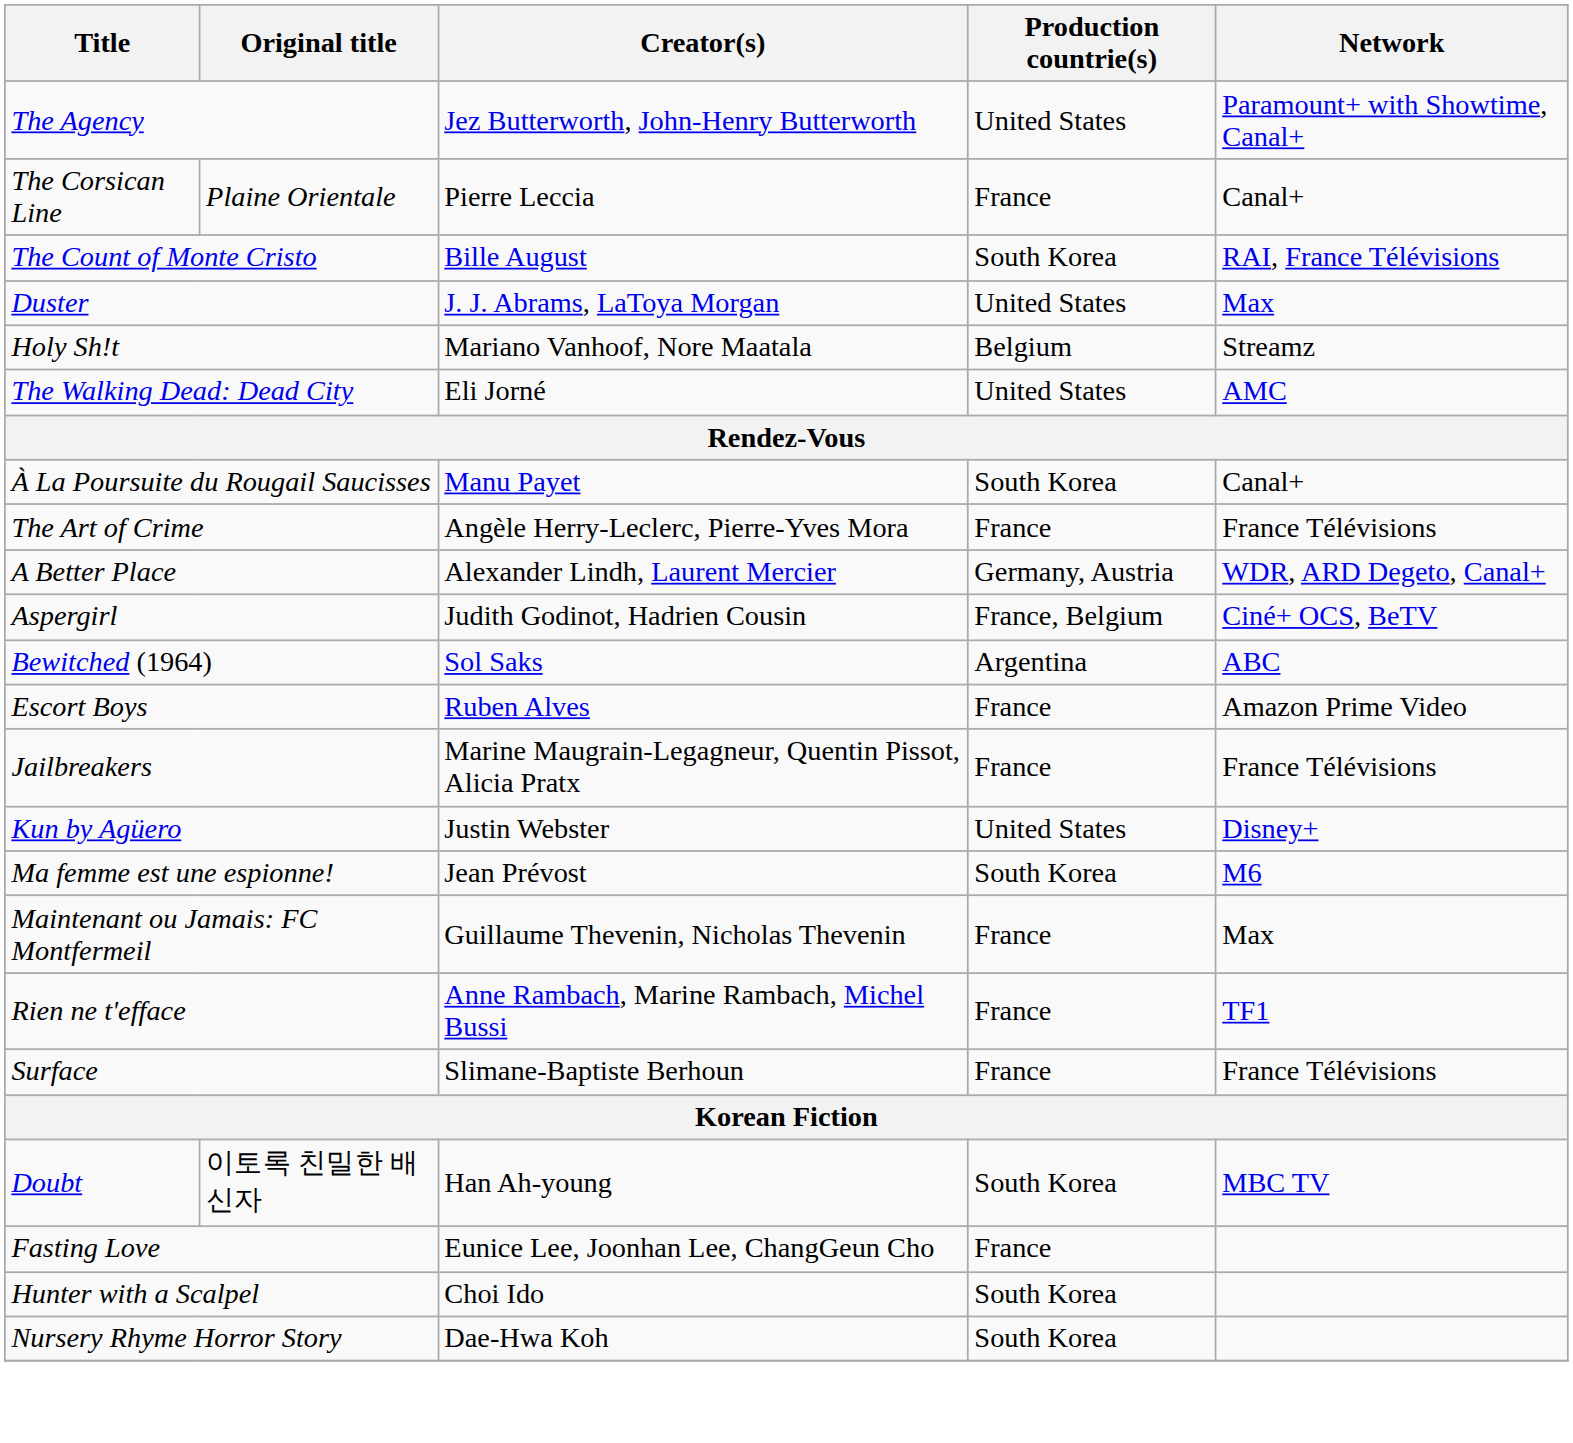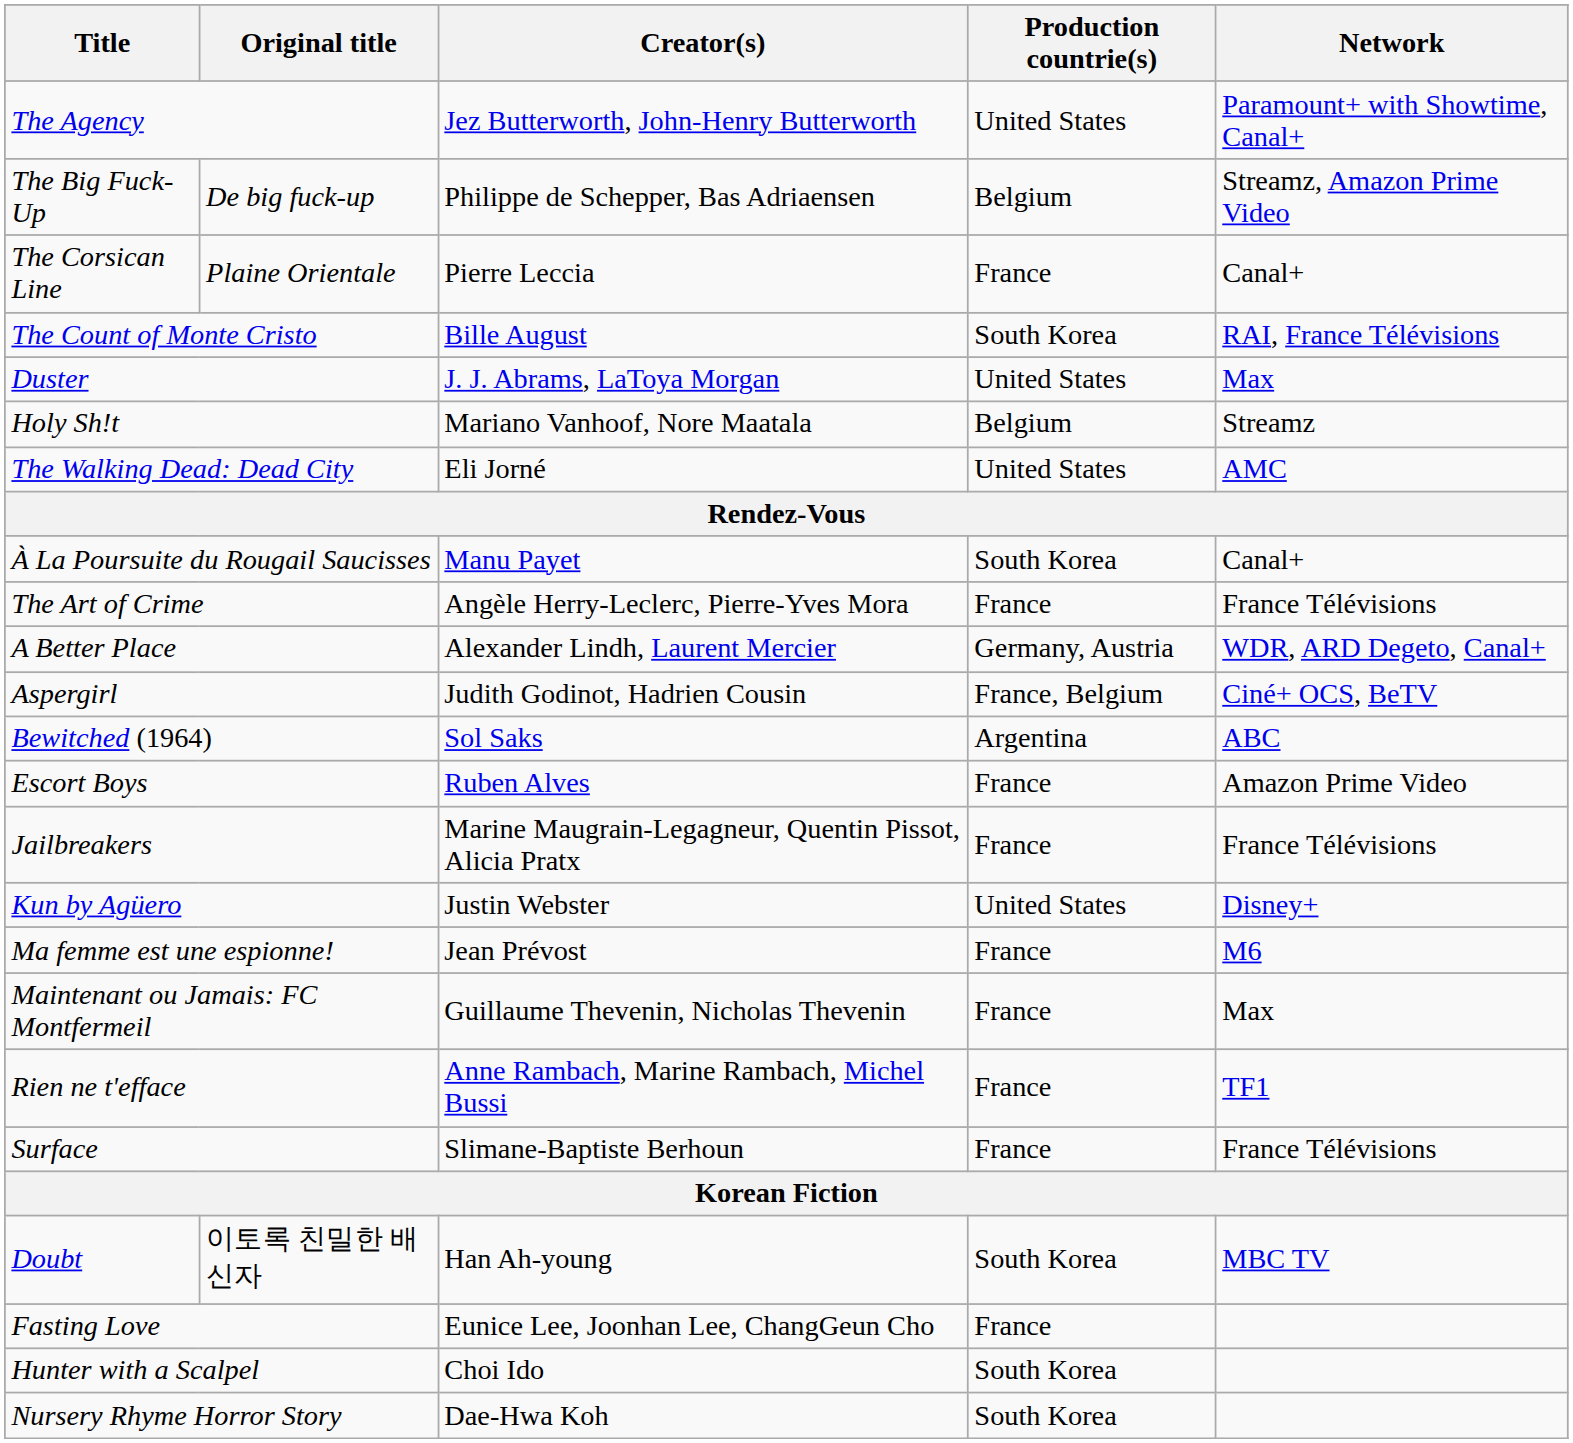+ row: (92, 196)
(1046, 873) South Korea -> (1013, 949) France
